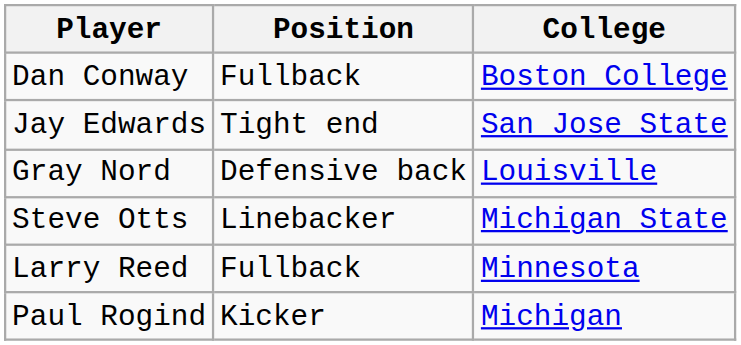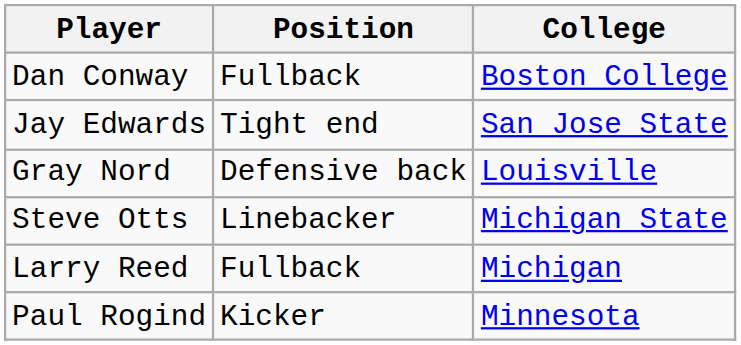(560, 268) Minnesota -> (551, 268) Michigan
(551, 316) Michigan -> (560, 316) Minnesota
